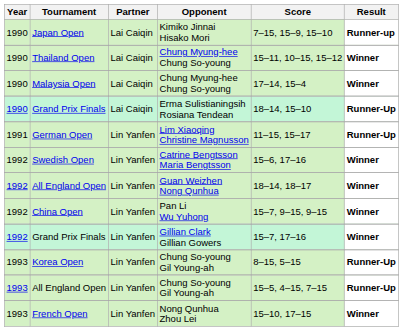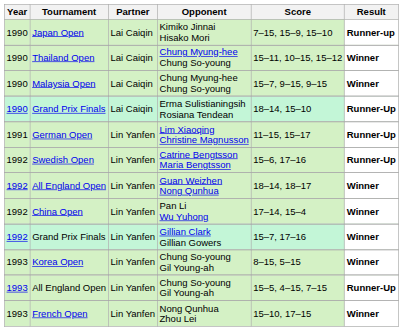(280, 84) 17–14, 15–4 -> (290, 84) 15–7, 9–15, 9–15
(363, 160) Winner -> (371, 160) Runner-Up
(290, 212) 15–7, 9–15, 9–15 -> (280, 212) 17–14, 15–4
(371, 263) Runner-Up -> (363, 263) Winner
